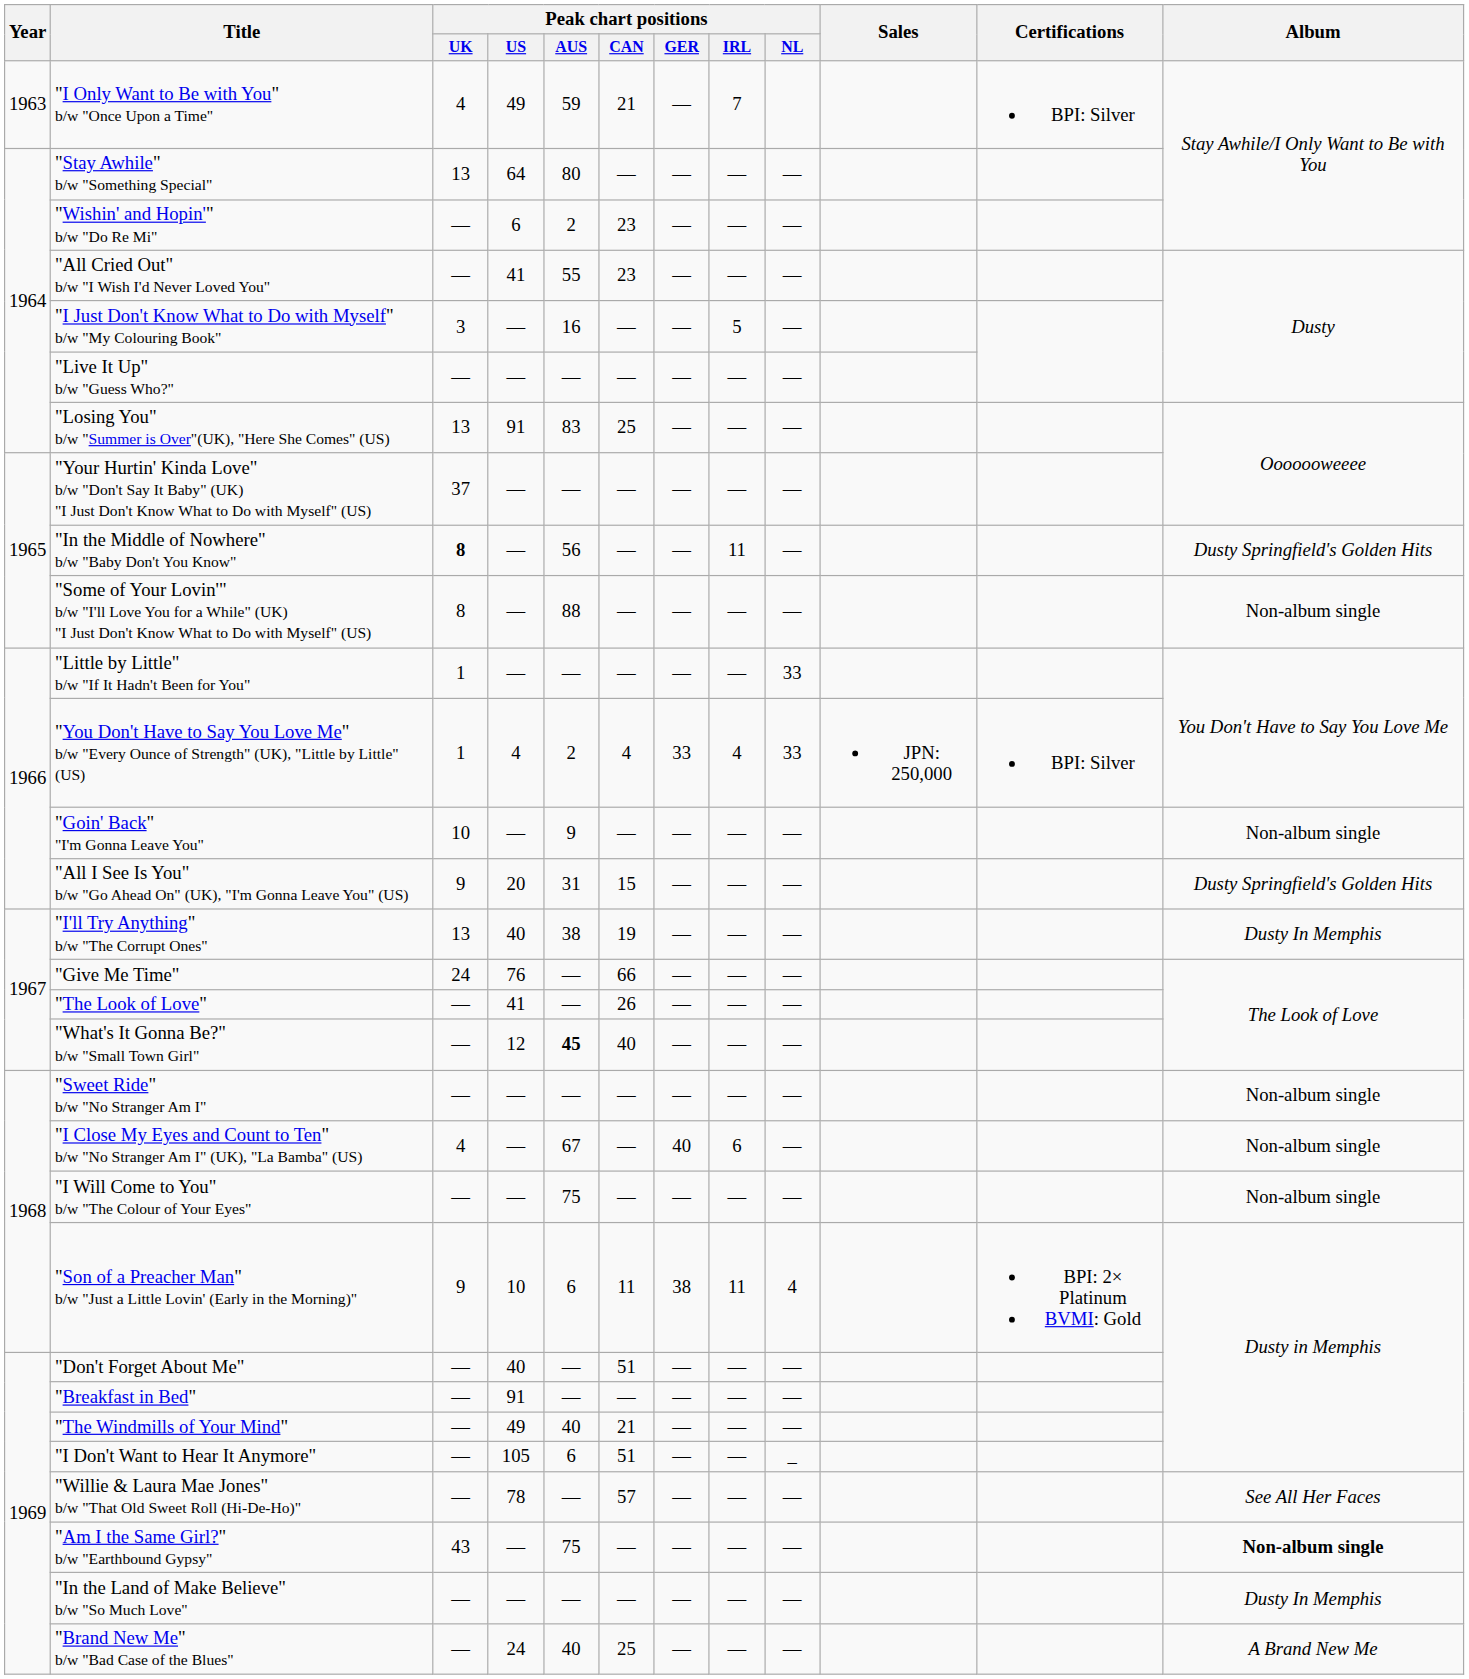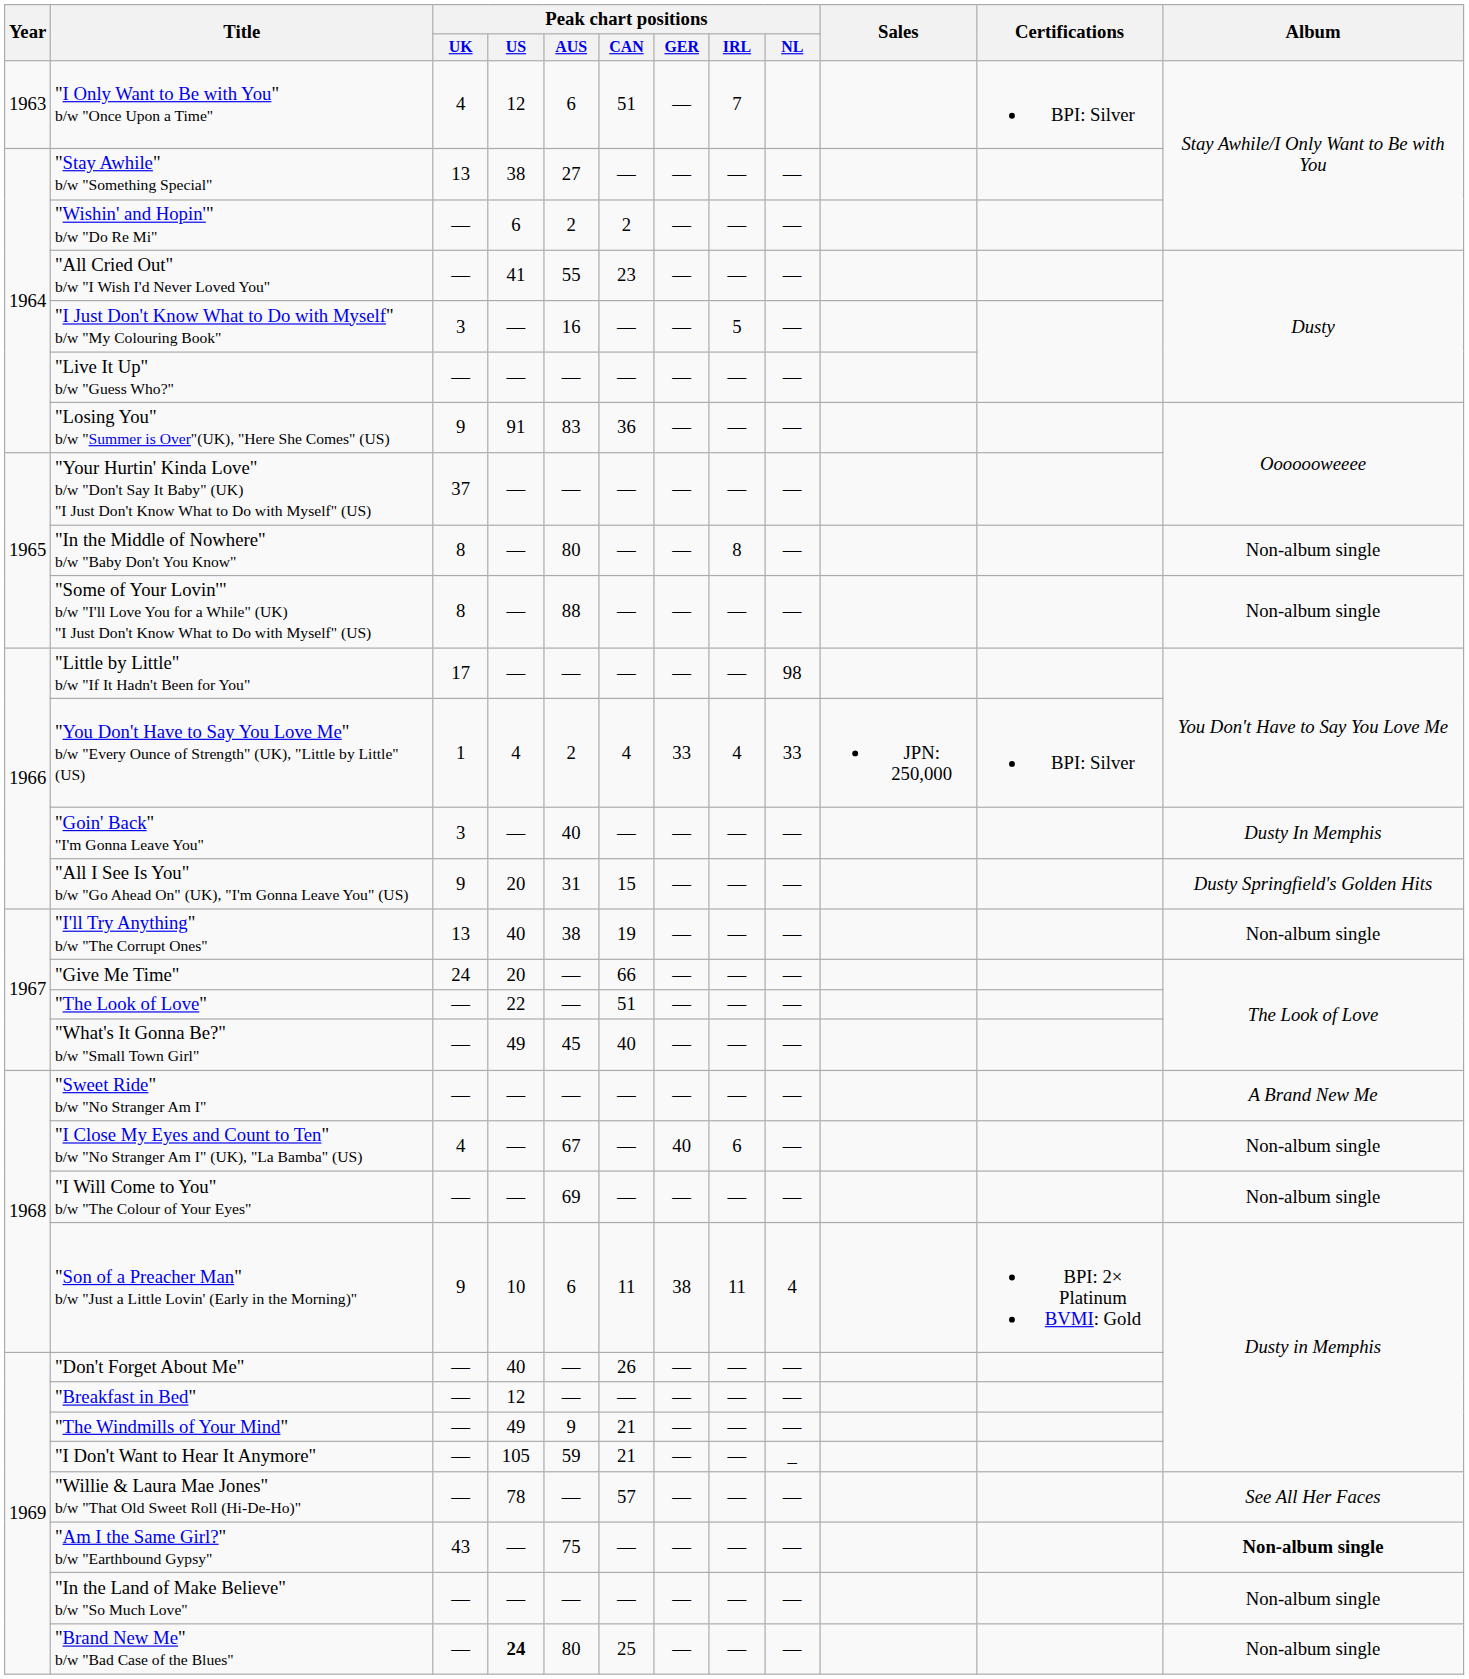(516, 104) 49 -> (516, 104) 12
(571, 104) 59 -> (571, 104) 6
(626, 104) 21 -> (626, 104) 51
(516, 174) 64 -> (516, 174) 38
(571, 174) 80 -> (571, 174) 27
(626, 224) 23 -> (626, 224) 2
(461, 427) 13 -> (461, 427) 9
(626, 427) 25 -> (626, 427) 36
(461, 550) bold -> (461, 550) normal
(571, 550) 56 -> (571, 550) 80
(737, 550) 11 -> (737, 550) 8
(1313, 550) Dusty Springfield's Golden Hits -> (1313, 550) Non-album single
(461, 672) 1 -> (461, 672) 17
(792, 672) 33 -> (792, 672) 98
(461, 832) 10 -> (461, 832) 3
(571, 832) 9 -> (571, 832) 40
(1313, 832) Non-album single -> (1313, 832) Dusty In Memphis
(1313, 934) Dusty In Memphis -> (1313, 934) Non-album single
(516, 974) 76 -> (516, 974) 20
(516, 1004) 41 -> (516, 1004) 22
(626, 1004) 26 -> (626, 1004) 51
(516, 1044) 12 -> (516, 1044) 49
(571, 1044) bold -> (571, 1044) normal
(1313, 1095) Non-album single -> (1313, 1095) A Brand New Me
(571, 1196) 75 -> (571, 1196) 69
(626, 1367) 51 -> (626, 1367) 26
(516, 1396) 91 -> (516, 1396) 12
(571, 1426) 40 -> (571, 1426) 9
(571, 1456) 6 -> (571, 1456) 59
(626, 1456) 51 -> (626, 1456) 21
(1313, 1598) Dusty In Memphis -> (1313, 1598) Non-album single
(516, 1648) normal -> (516, 1648) bold
(571, 1648) 40 -> (571, 1648) 80
(1313, 1648) A Brand New Me -> (1313, 1648) Non-album single
